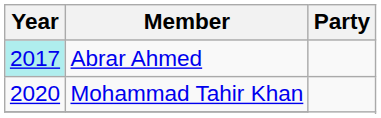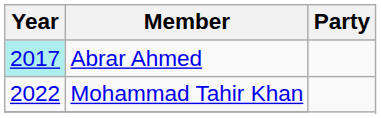(35, 93) 2020 -> (35, 93) 2022
